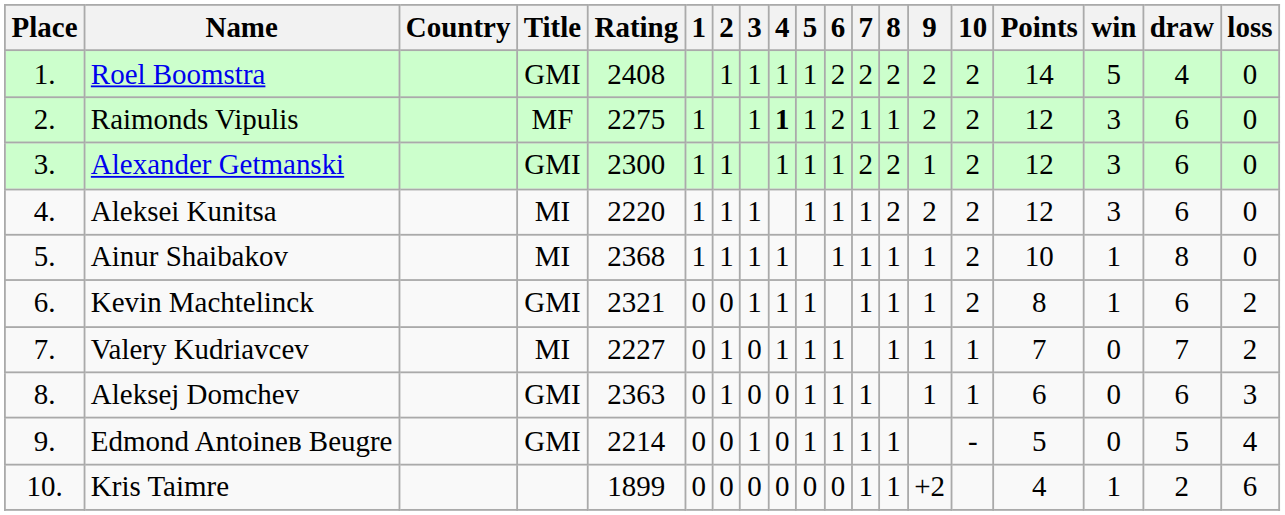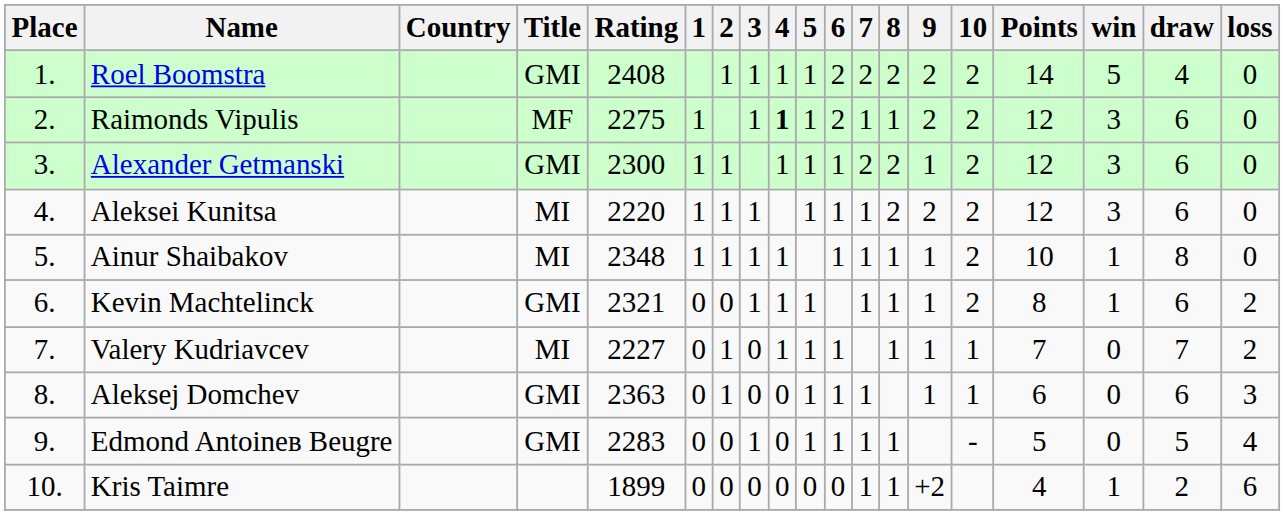(636, 257) 2368 -> (636, 257) 2348
(636, 440) 2214 -> (636, 440) 2283
